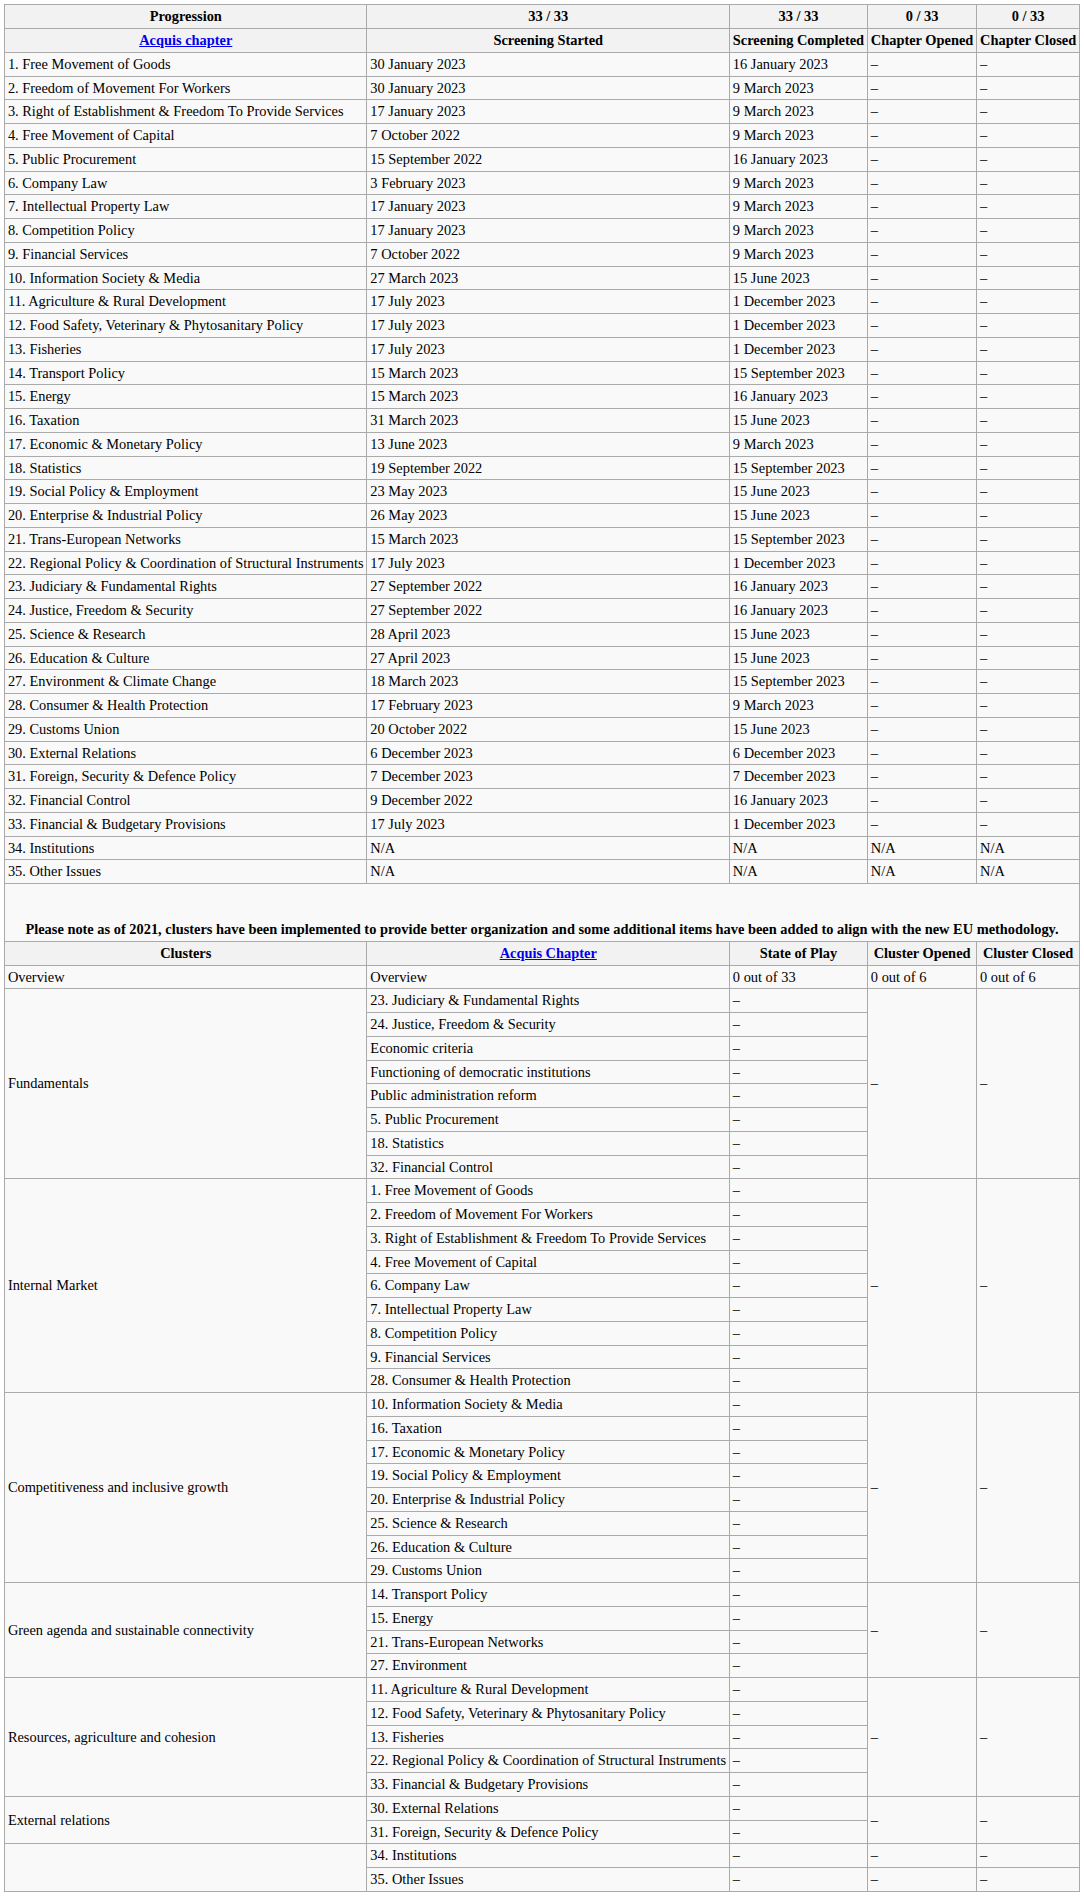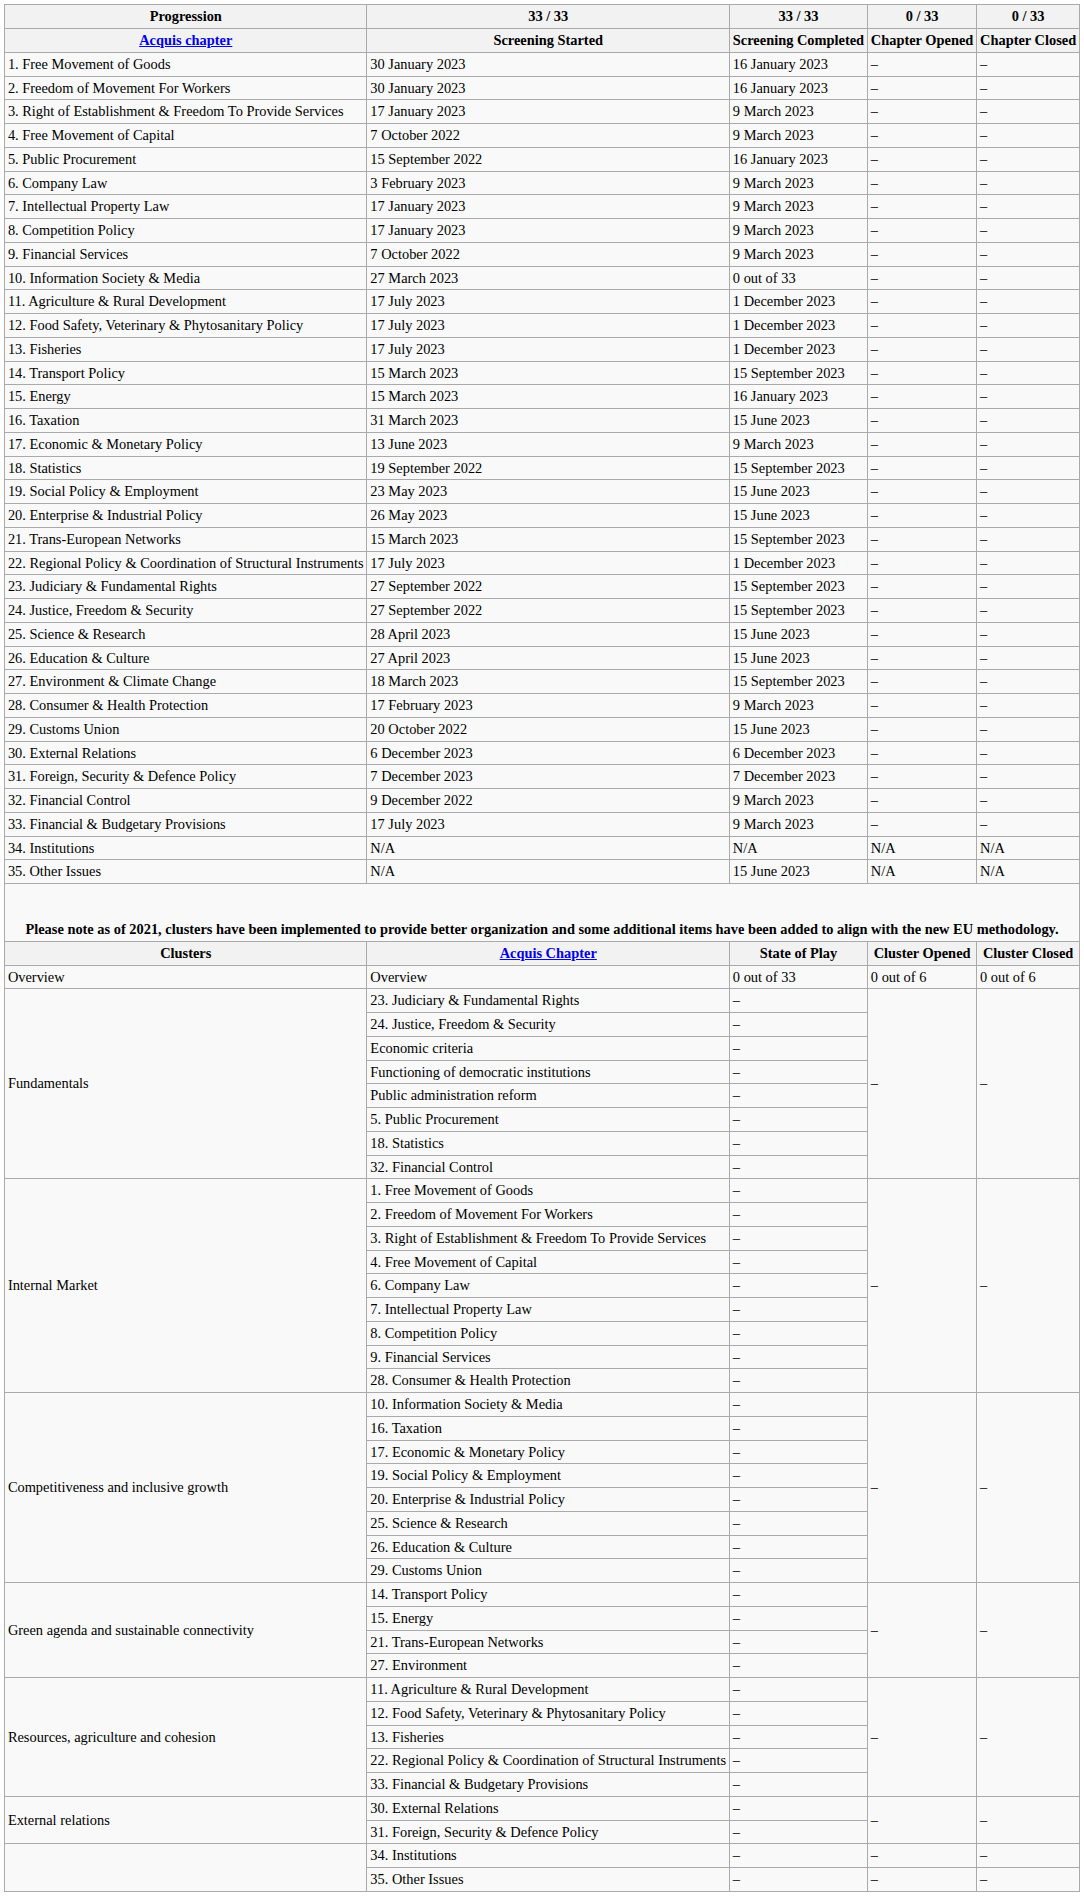(773, 88) 9 March 2023 -> (780, 88) 16 January 2023
(771, 278) 15 June 2023 -> (764, 278) 0 out of 33
(780, 586) 16 January 2023 -> (789, 586) 15 September 2023
(780, 610) 16 January 2023 -> (789, 610) 15 September 2023
(780, 800) 16 January 2023 -> (773, 800) 9 March 2023
(784, 824) 1 December 2023 -> (773, 824) 9 March 2023
(745, 871) N/A -> (771, 871) 15 June 2023
